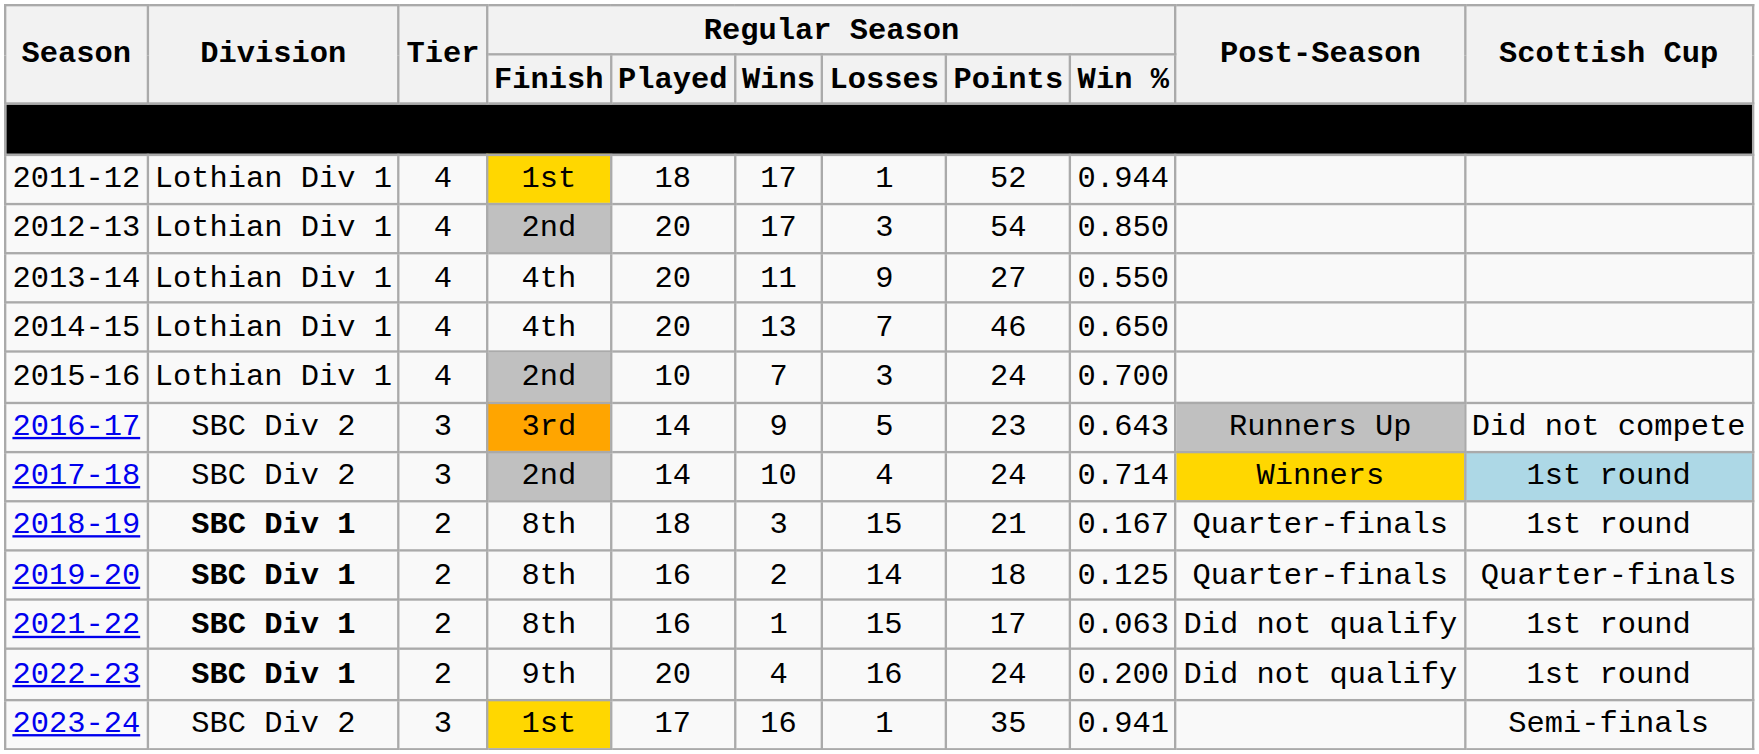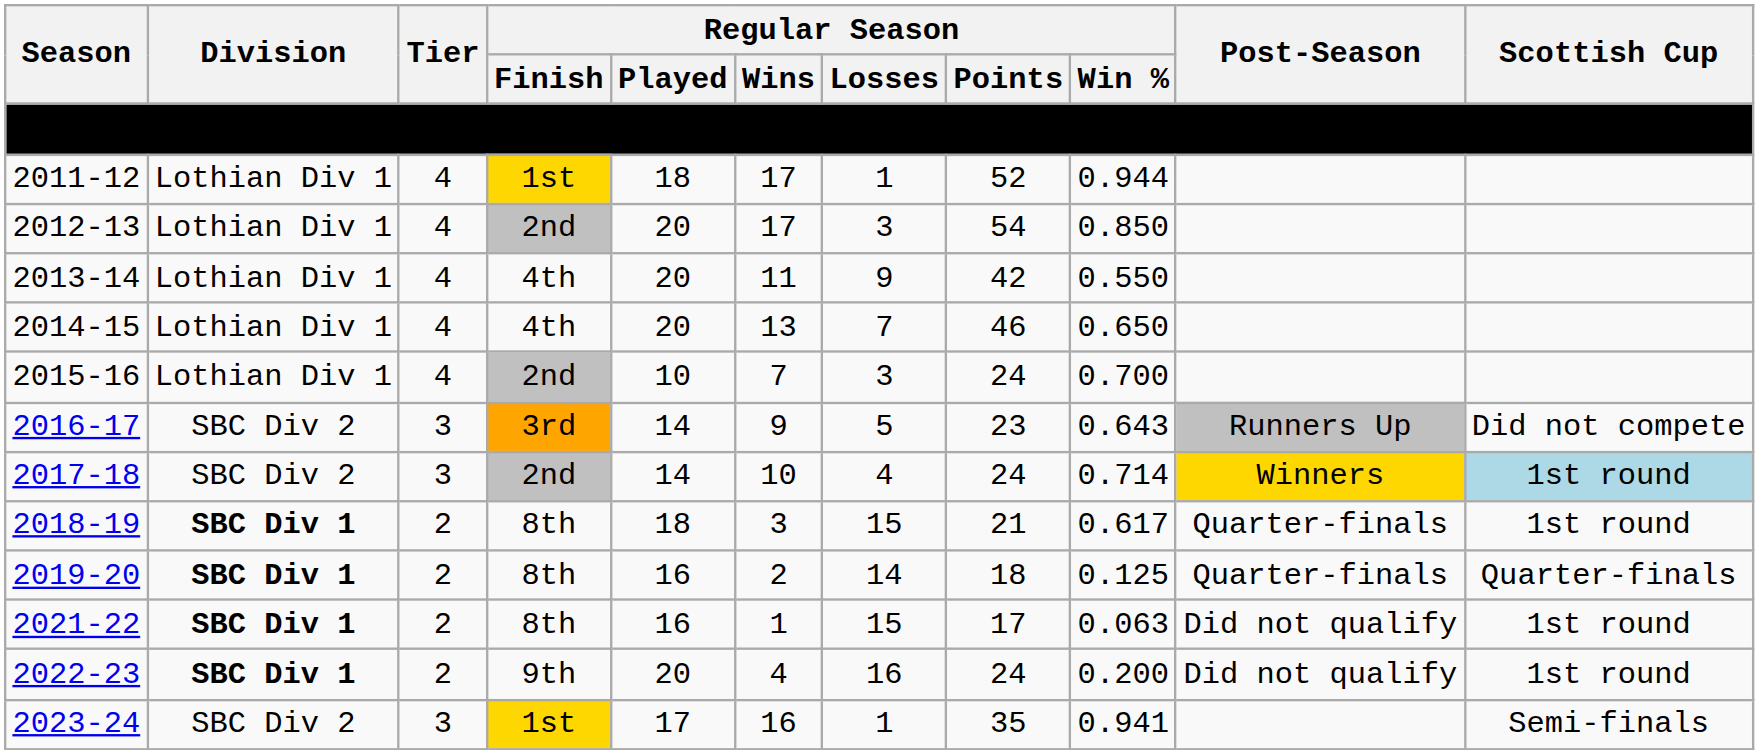(1008, 278) 27 -> (1008, 278) 42
(1123, 526) 0.167 -> (1123, 526) 0.617
